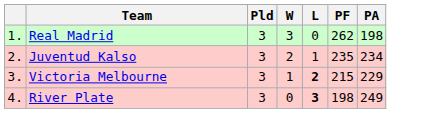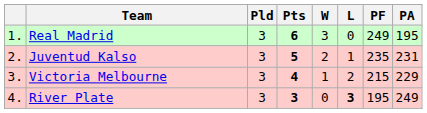+ column: (294, 15)
(343, 36) 262 -> (378, 36) 249
(372, 36) 198 -> (407, 36) 195
(372, 56) 234 -> (407, 56) 231
(315, 77) bold -> (351, 77) normal
(343, 98) 198 -> (378, 98) 195
